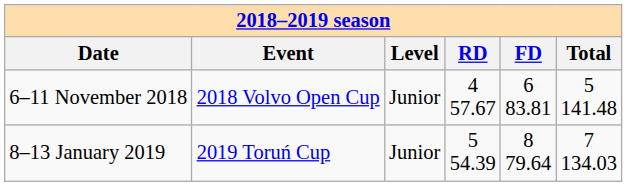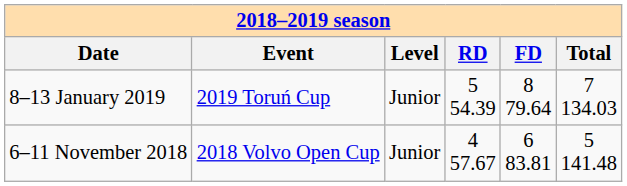rows swapped: (87, 152) <-> (98, 97)
